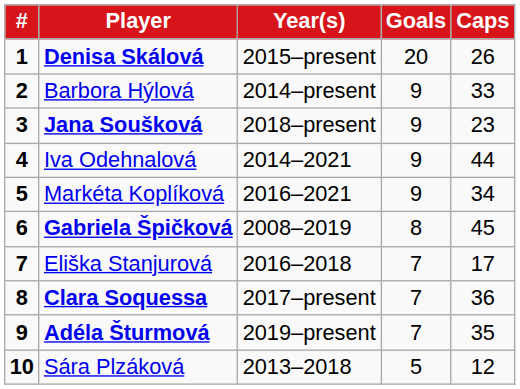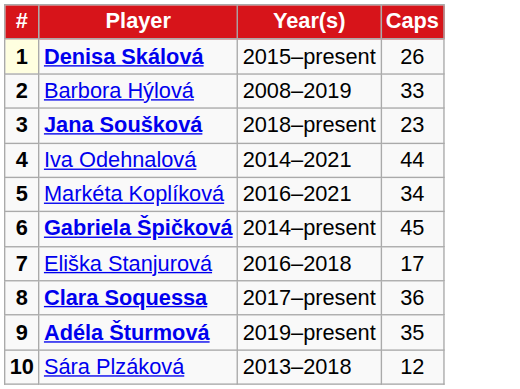- column: (416, 21)
(22, 56) no background -> (22, 56) lightyellow background
(309, 90) 2014–present -> (297, 90) 2008–2019
(297, 228) 2008–2019 -> (309, 228) 2014–present
